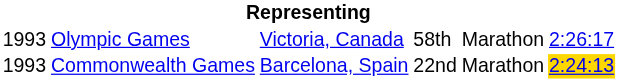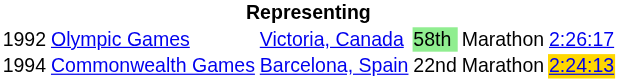(24, 39) 1993 -> (24, 39) 1992
(432, 39) no background -> (432, 39) lightgreen background
(24, 66) 1993 -> (24, 66) 1994
